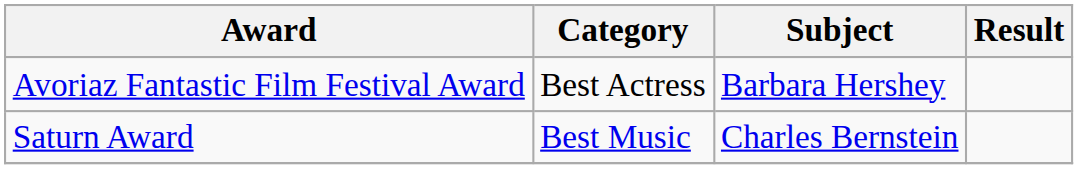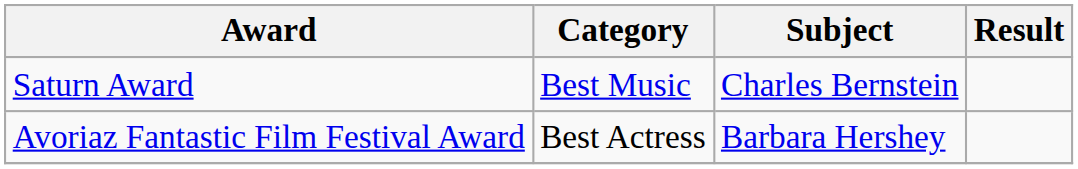rows swapped: (269, 83) <-> (103, 136)
